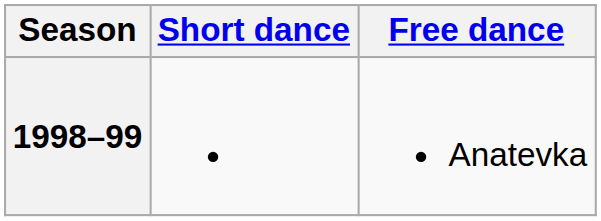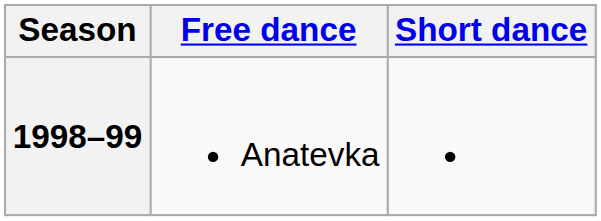columns swapped: (254, 30) <-> (476, 30)
